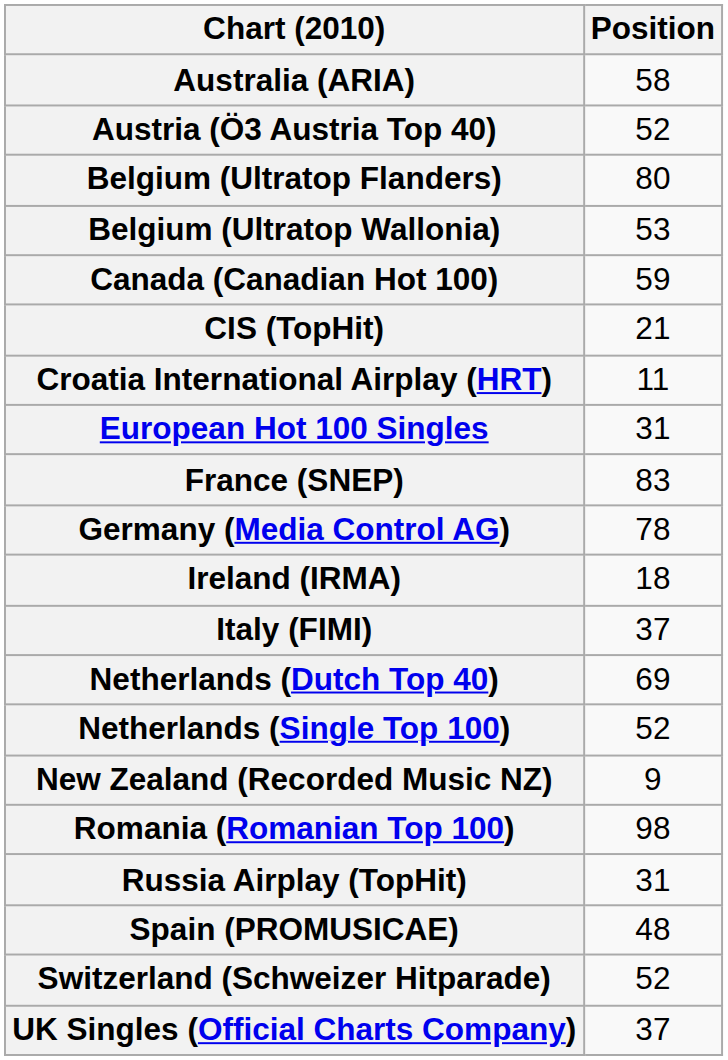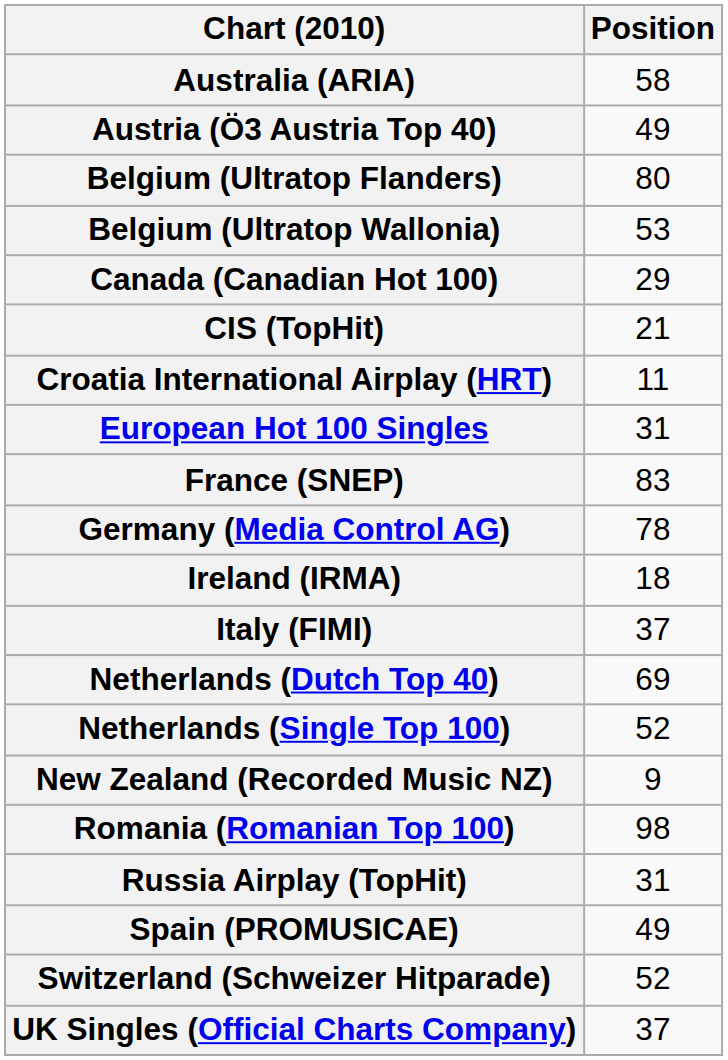(653, 129) 52 -> (653, 129) 49
(653, 279) 59 -> (653, 279) 29
(653, 929) 48 -> (653, 929) 49
